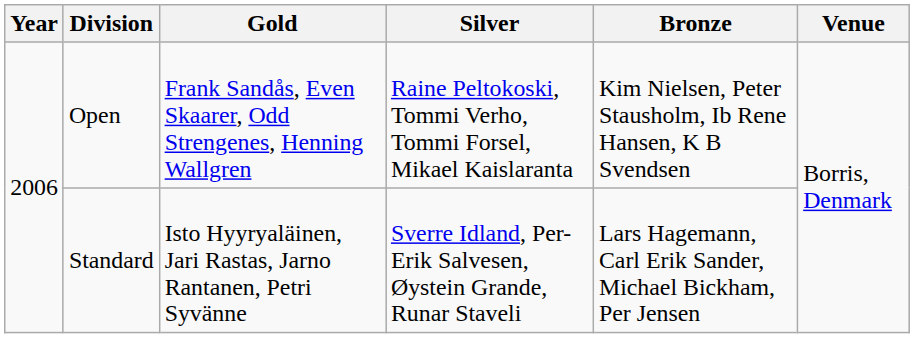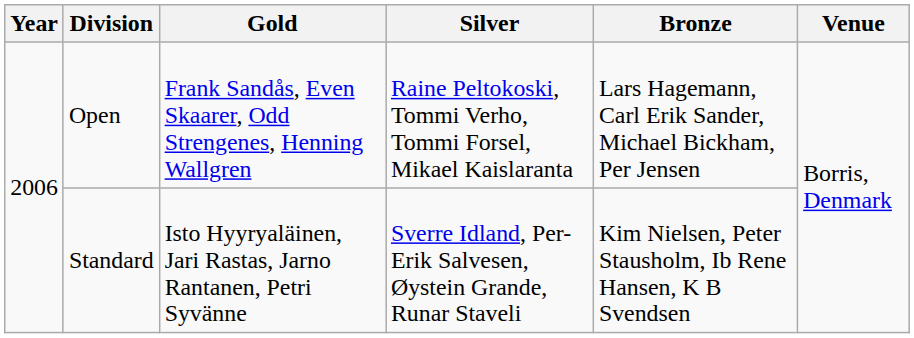(693, 128) Kim Nielsen, Peter Stausholm, Ib Rene Hansen, K B Svendsen -> (687, 128) Lars Hagemann, Carl Erik Sander, Michael Bickham, Per Jensen
(687, 273) Lars Hagemann, Carl Erik Sander, Michael Bickham, Per Jensen -> (693, 273) Kim Nielsen, Peter Stausholm, Ib Rene Hansen, K B Svendsen
